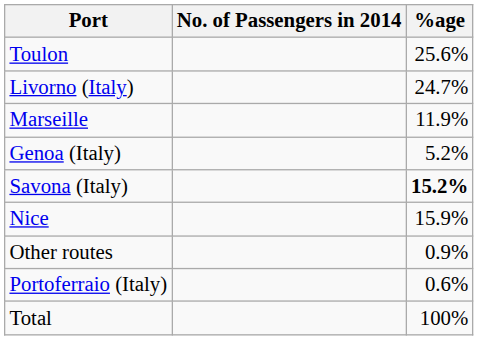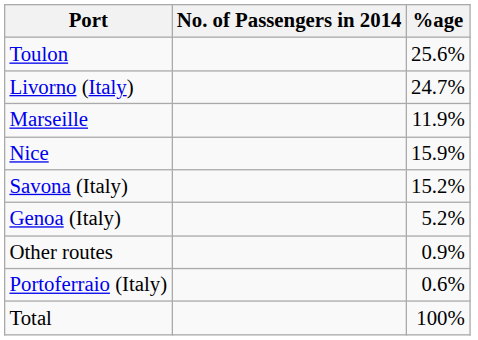rows swapped: (29, 218) <-> (65, 152)
(440, 185) bold -> (438, 185) normal
